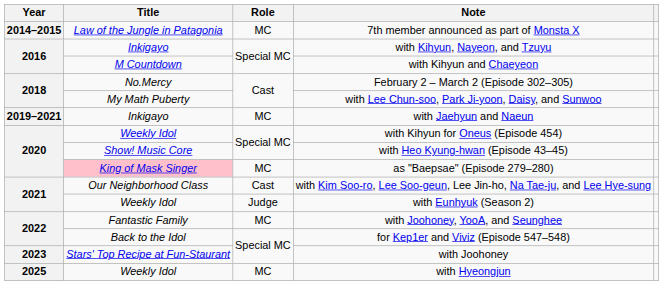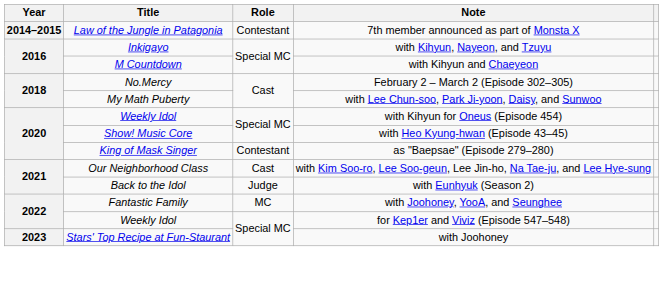(263, 30) MC -> (263, 30) Contestant
- row: (473, 116)
(148, 168) pink background -> (148, 151) no background
(263, 168) MC -> (263, 151) Contestant
(148, 202) Weekly Idol -> (148, 185) Back to the Idol
(148, 237) Back to the Idol -> (148, 220) Weekly Idol
- row: (473, 271)
